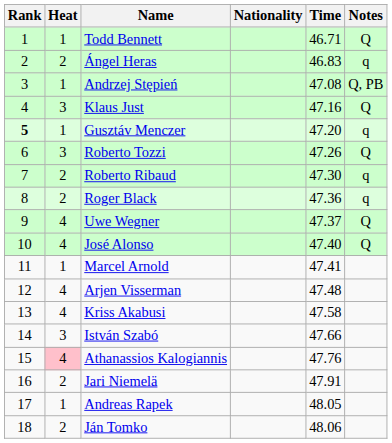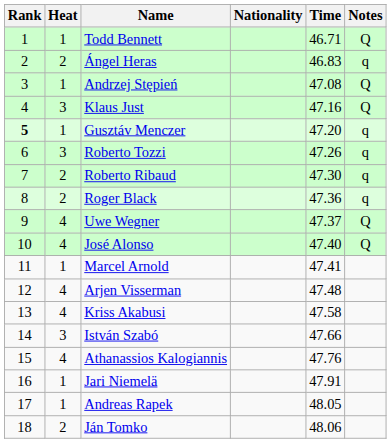(366, 84) Q, PB -> (365, 84) Q
(366, 152) Q -> (365, 152) q
(63, 358) pink background -> (63, 358) no background
(63, 381) 2 -> (63, 381) 1
